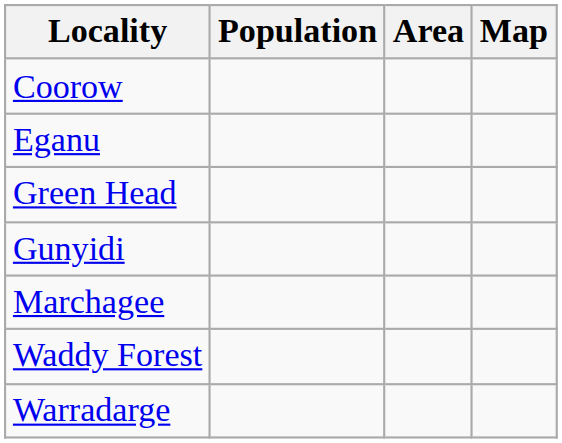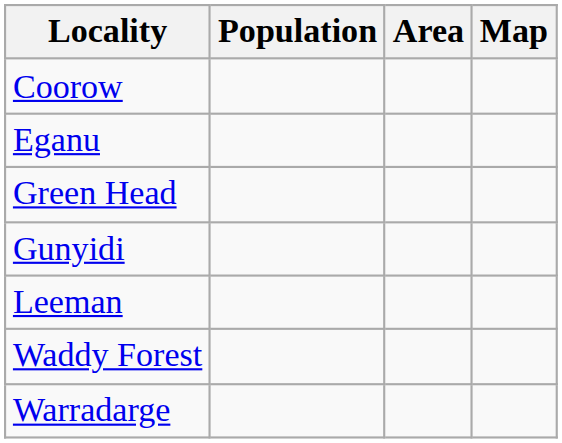+ row: (68, 301)
- row: (89, 301)
